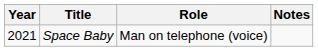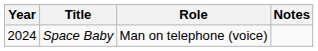(22, 35) 2021 -> (22, 35) 2024
